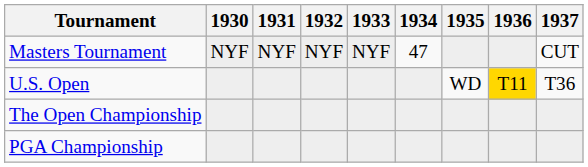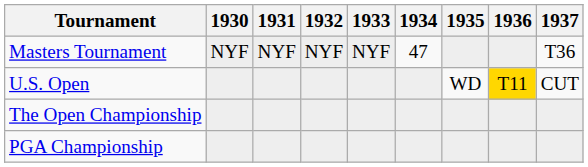(560, 52) CUT -> (560, 52) T36
(560, 83) T36 -> (560, 83) CUT
